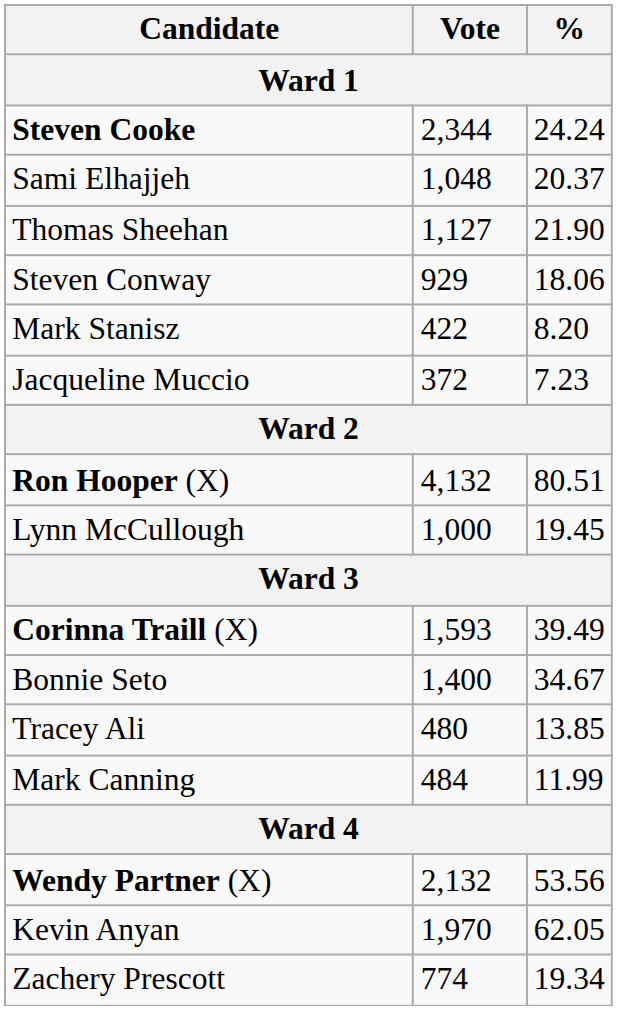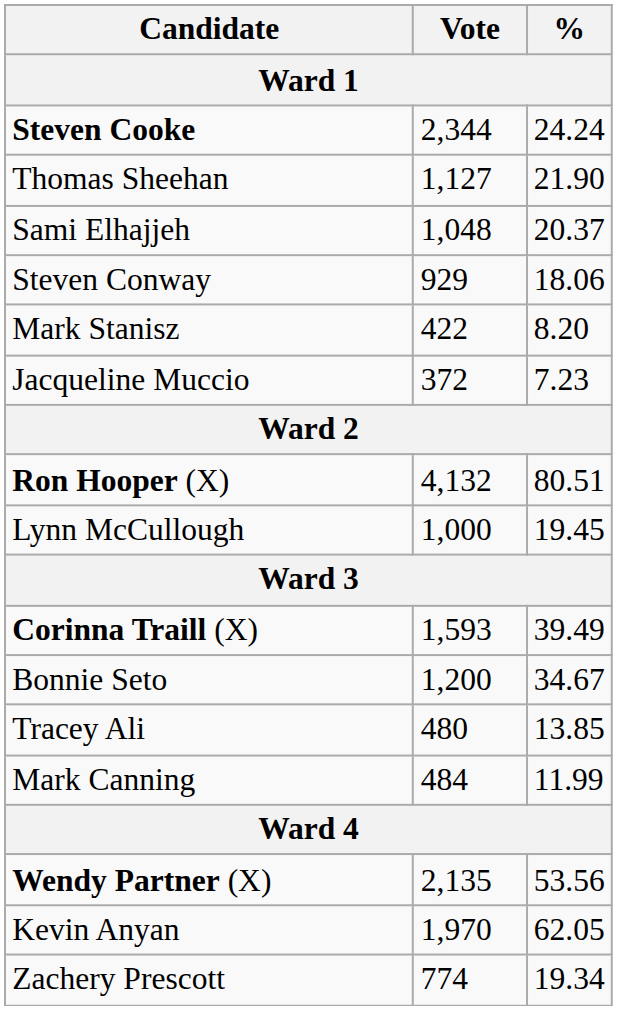rows swapped: (120, 229) <-> (101, 179)
(456, 679) 1,400 -> (456, 679) 1,200
(456, 879) 2,132 -> (456, 879) 2,135
